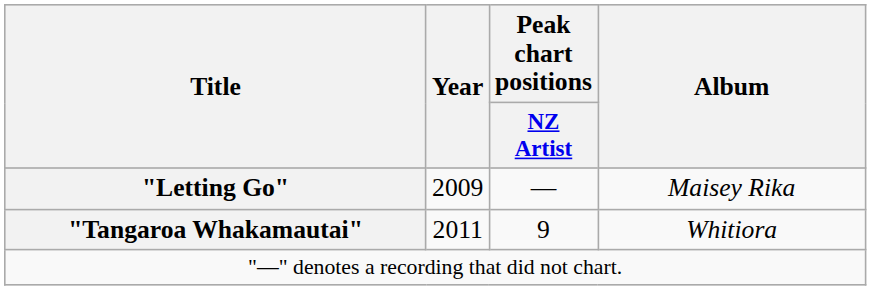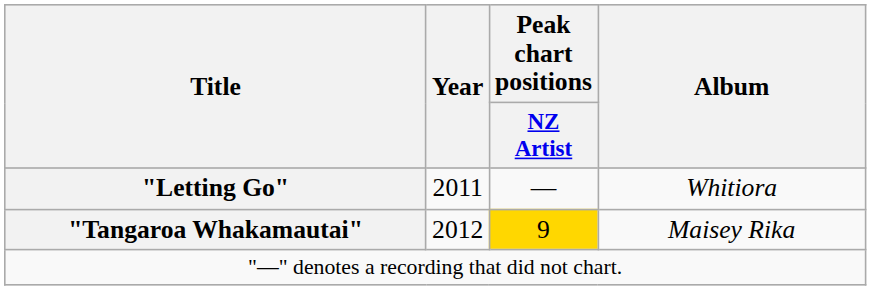(458, 188) 2009 -> (458, 188) 2011
(732, 188) Maisey Rika -> (732, 188) Whitiora
(458, 228) 2011 -> (458, 228) 2012
(543, 228) no background -> (543, 228) gold background
(732, 228) Whitiora -> (732, 228) Maisey Rika
